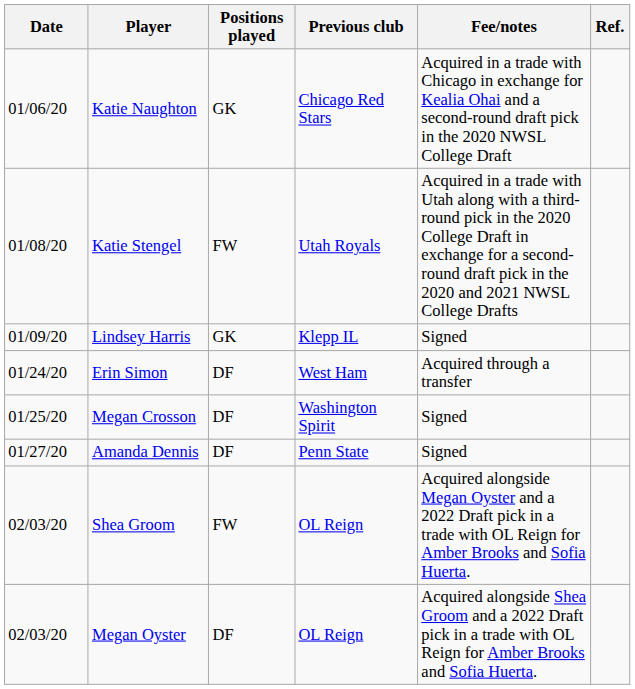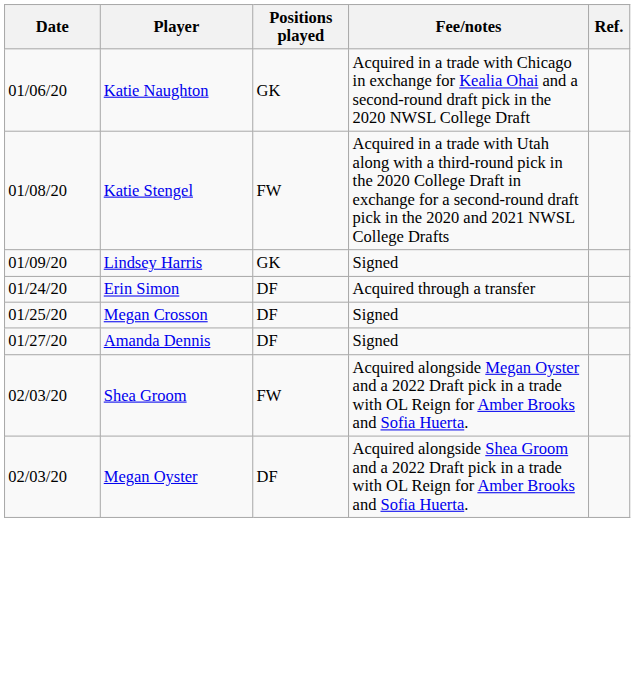- column: (356, 26)
